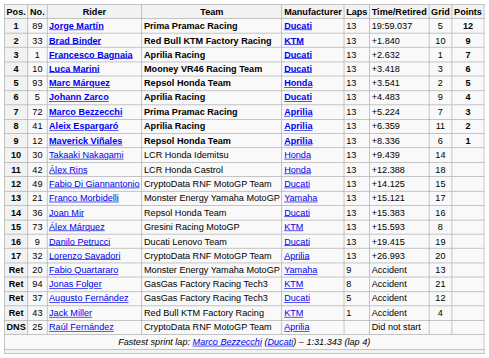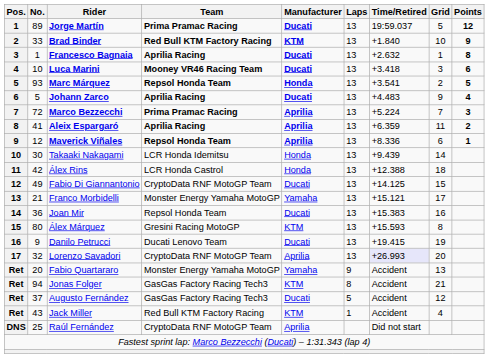(468, 54) 7 -> (468, 54) 8
(37, 227) 73 -> (37, 227) 80
(388, 255) no background -> (388, 255) lavender background
